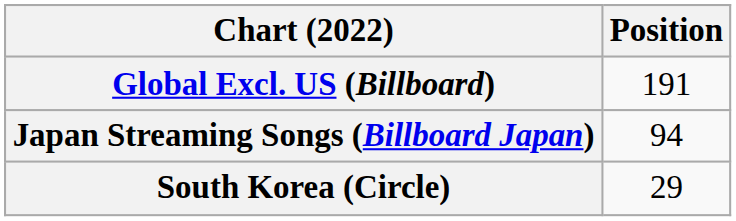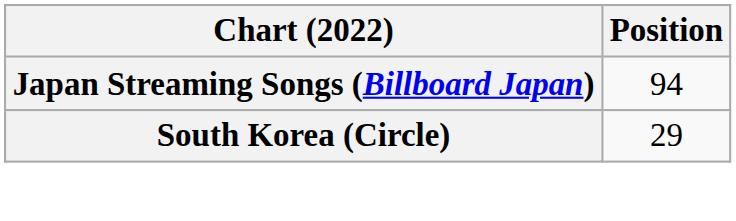- row: (304, 82)
